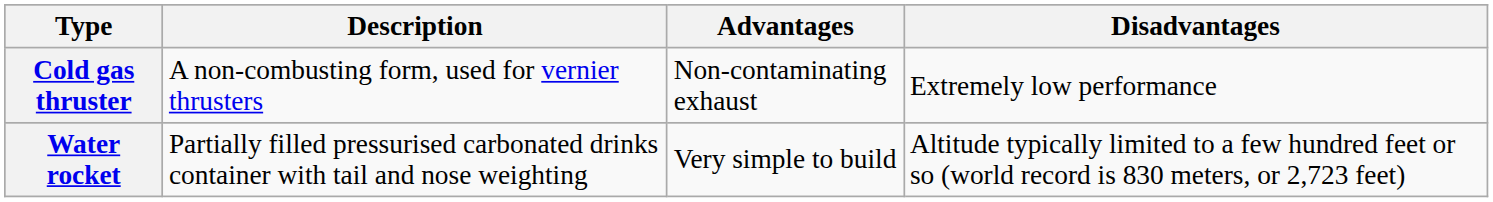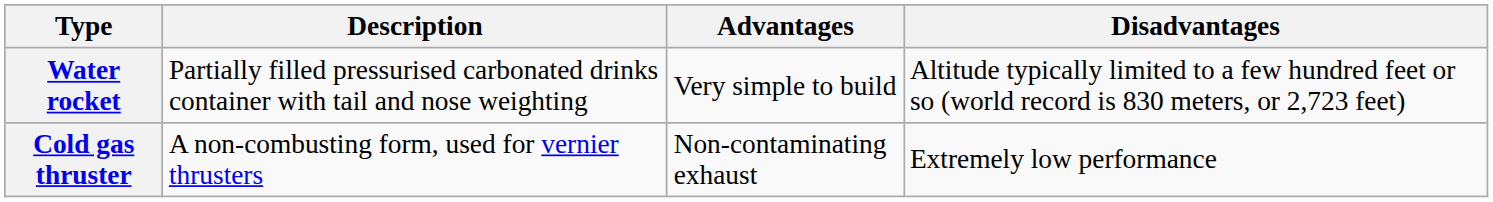rows swapped: (84, 159) <-> (84, 84)
